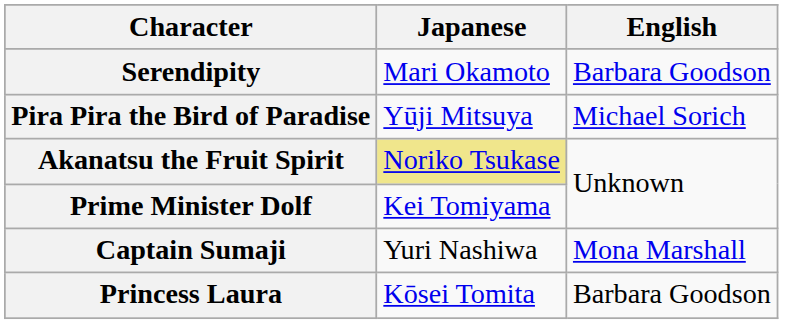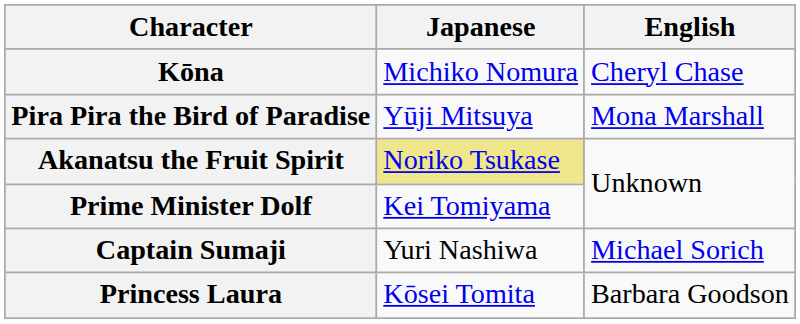- row: (191, 71)
+ row: (191, 71)
(659, 116) Michael Sorich -> (677, 116) Mona Marshall
(659, 250) Mona Marshall -> (677, 250) Michael Sorich
